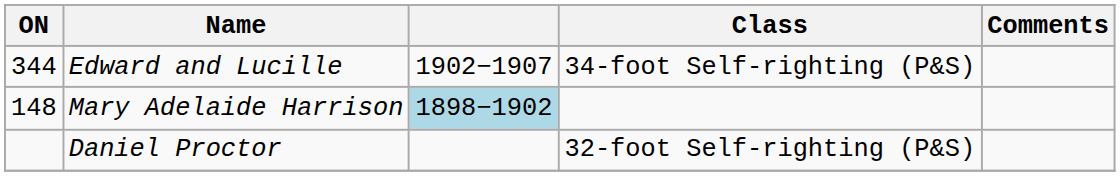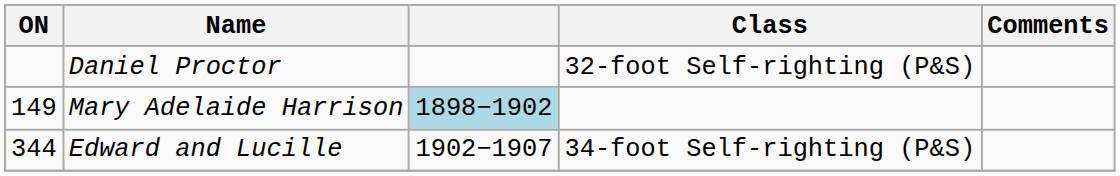rows swapped: (175, 150) <-> (206, 67)
(34, 108) 148 -> (34, 108) 149
